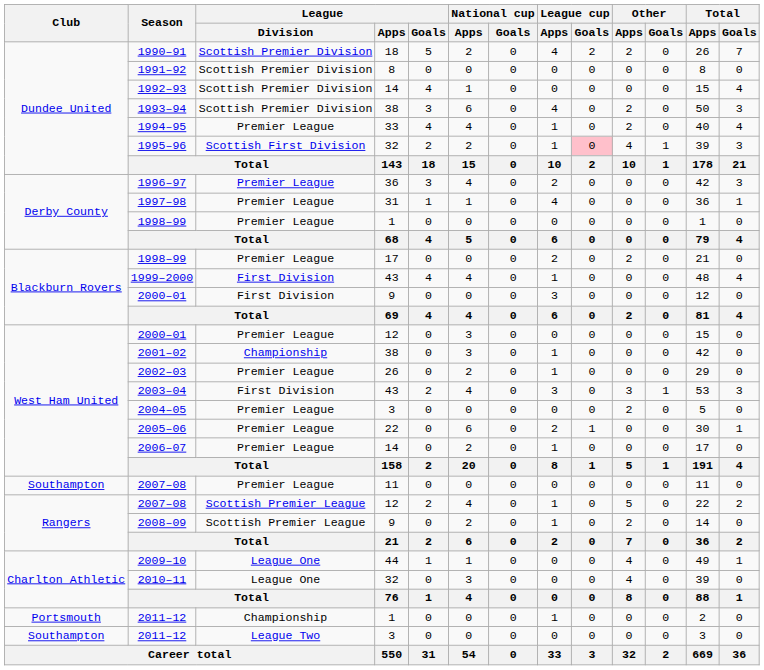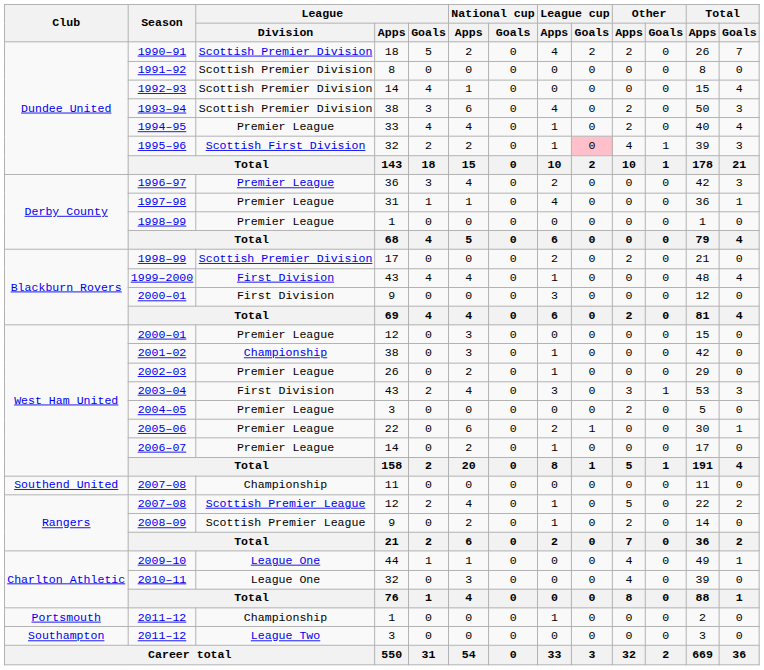(286, 259) Premier League -> (286, 259) Scottish Premier Division
(66, 485) Southampton -> (66, 485) Southend United
(286, 485) Premier League -> (286, 485) Championship
